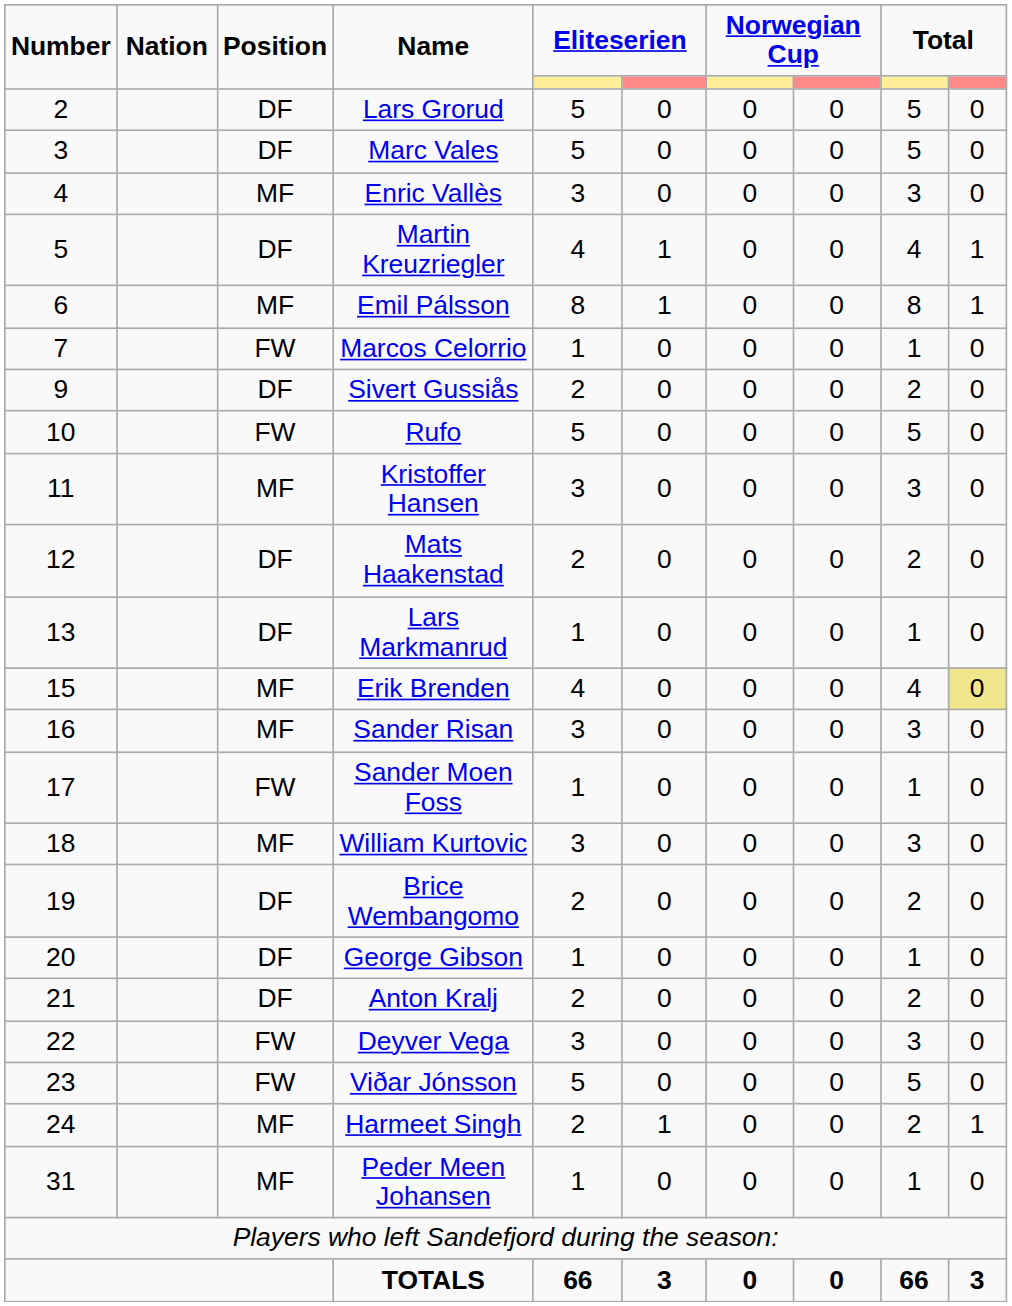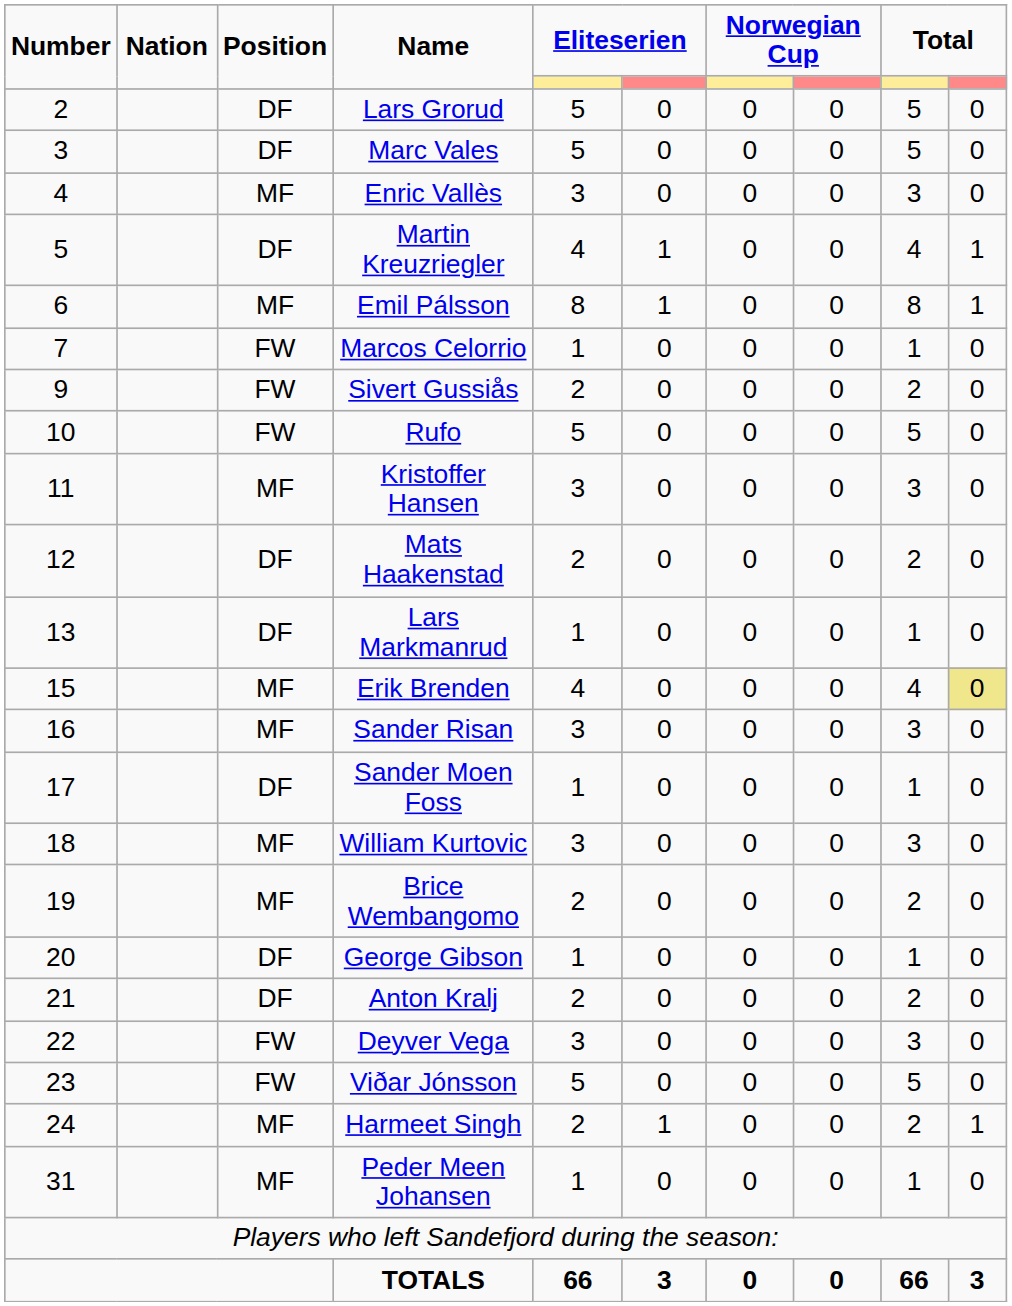(275, 390) DF -> (275, 390) FW
(275, 787) FW -> (275, 787) DF
(275, 900) DF -> (275, 900) MF
